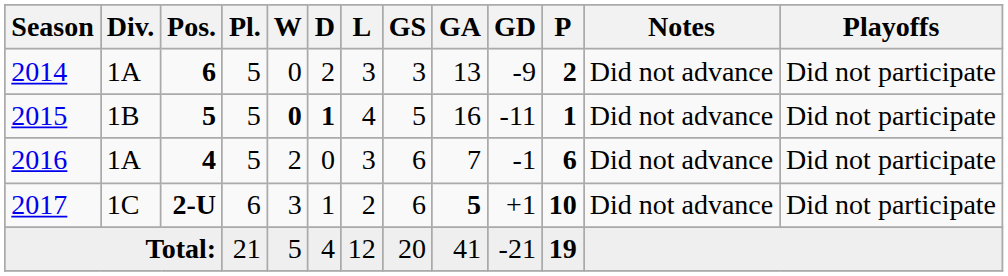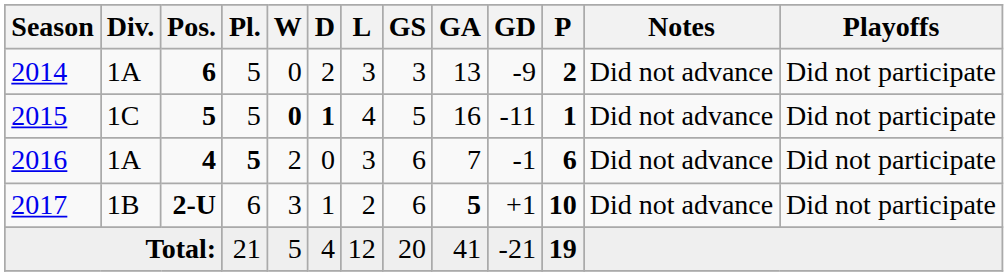(123, 115) 1B -> (123, 115) 1C
(254, 159) normal -> (254, 159) bold
(123, 204) 1C -> (123, 204) 1B
